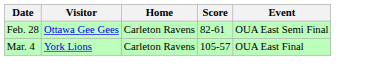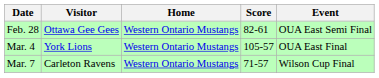(159, 30) Carleton Ravens -> (181, 30) Western Ontario Mustangs
(159, 47) Carleton Ravens -> (181, 47) Western Ontario Mustangs
+ row: (21, 64)
